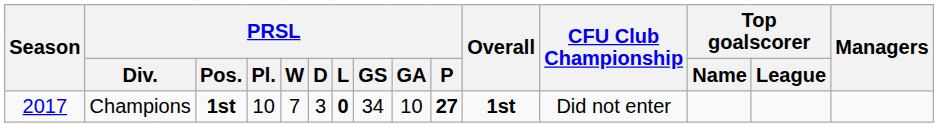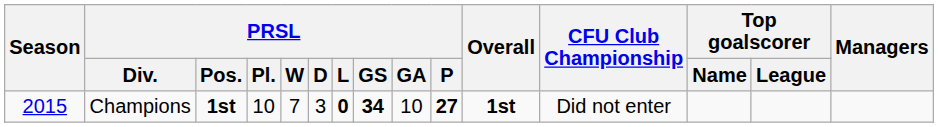(45, 106) 2017 -> (45, 106) 2015
(373, 106) normal -> (373, 106) bold
